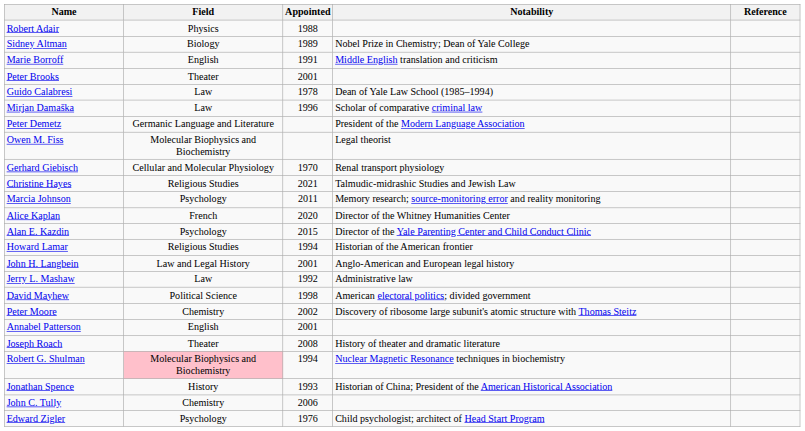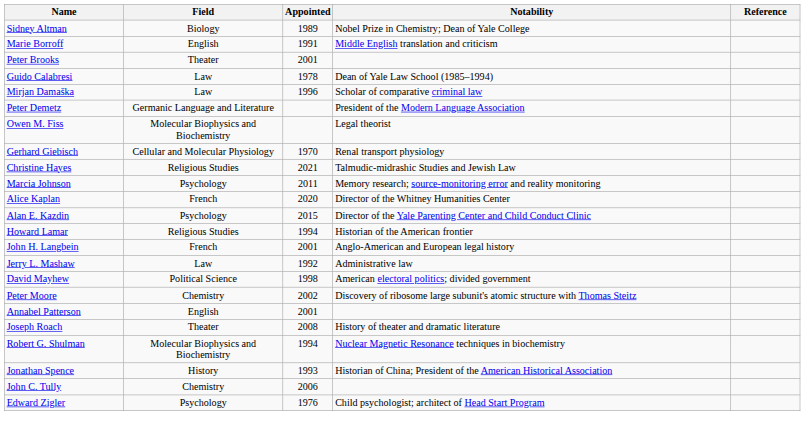- row: (33, 28)
(203, 263) Law and Legal History -> (203, 247) French
(203, 365) pink background -> (203, 349) no background
